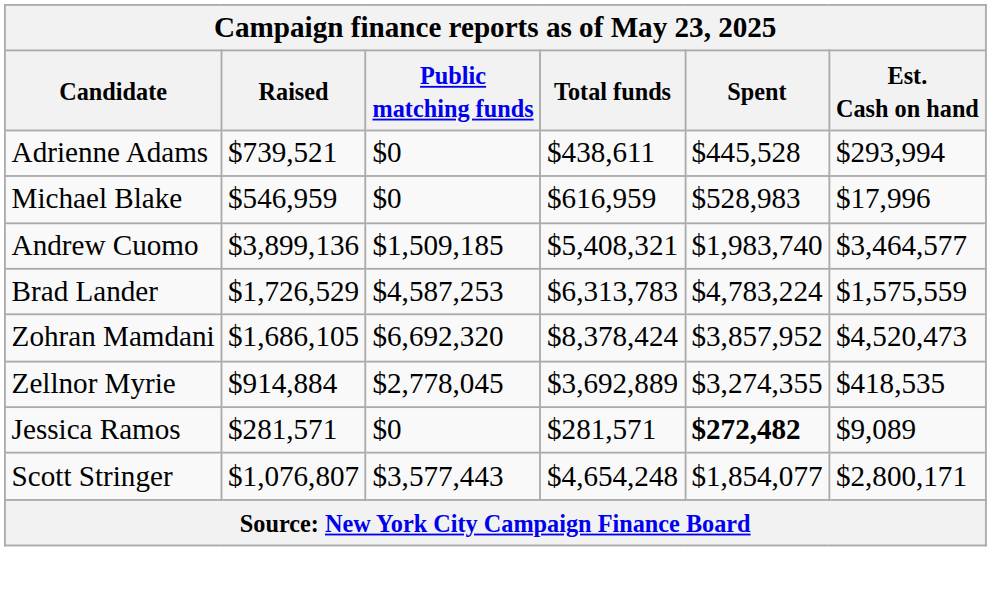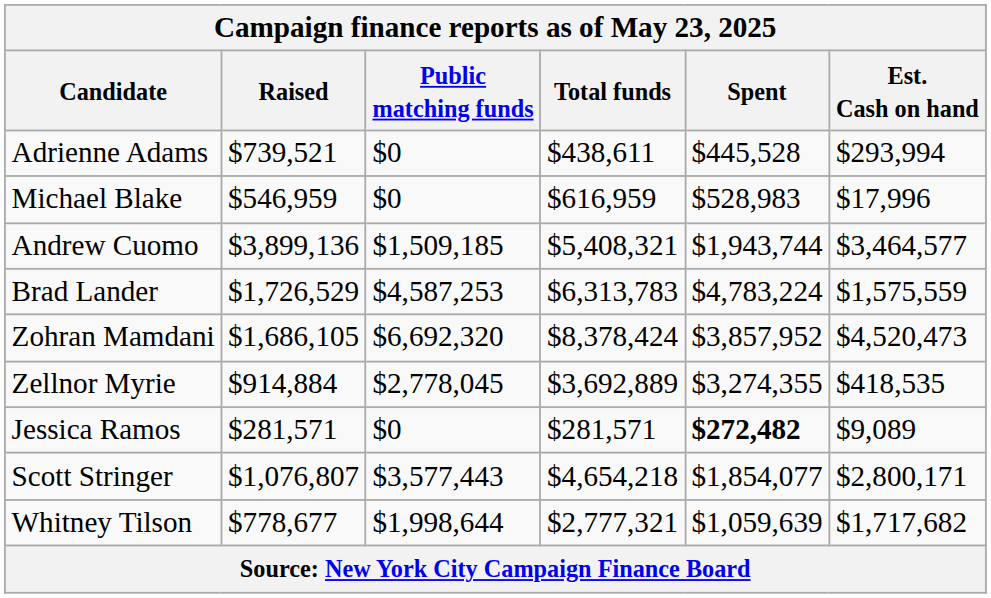(757, 245) $1,983,740 -> (757, 245) $1,943,744
(613, 475) $4,654,248 -> (613, 475) $4,654,218
+ row: (102, 522)
